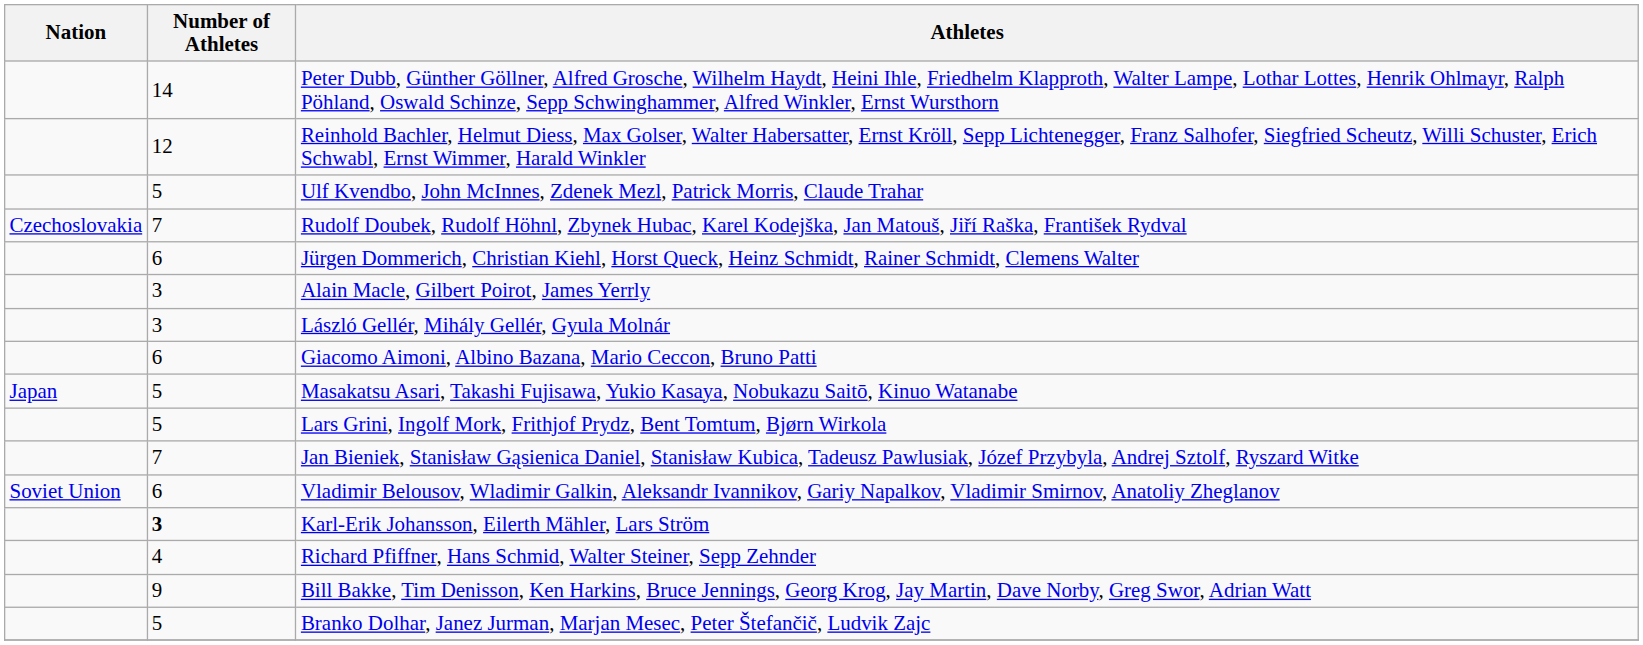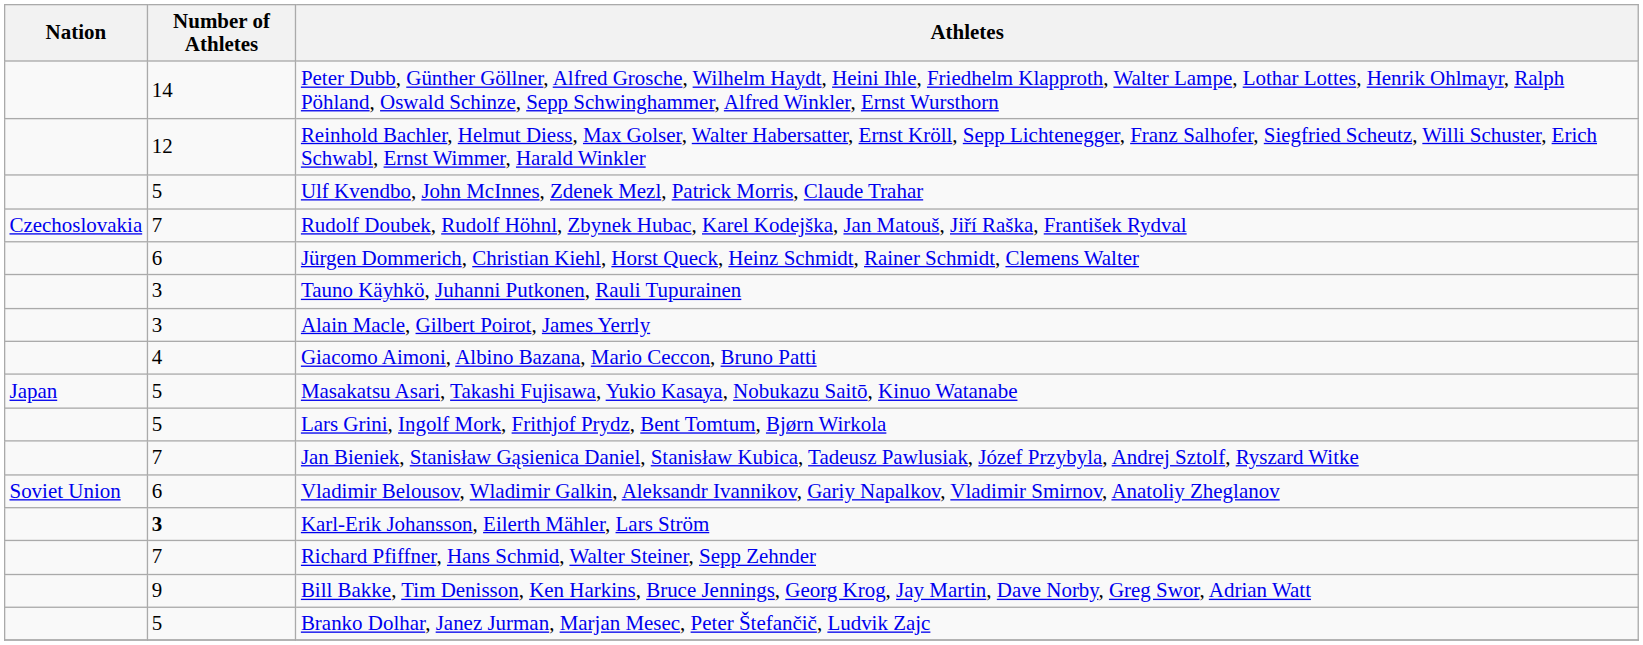+ row: (521, 291)
- row: (485, 324)
(157, 357) 6 -> (157, 357) 4
(157, 557) 4 -> (157, 557) 7
